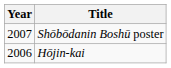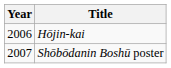rows swapped: (61, 53) <-> (101, 33)
